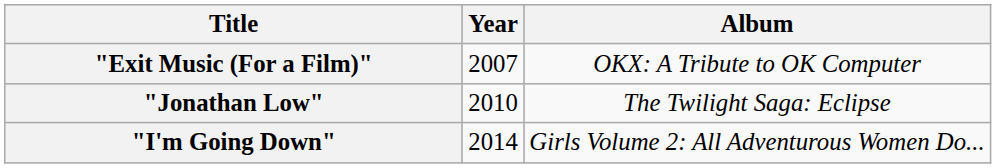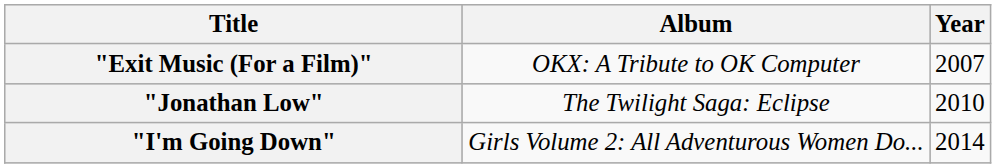columns swapped: (493, 24) <-> (757, 24)
